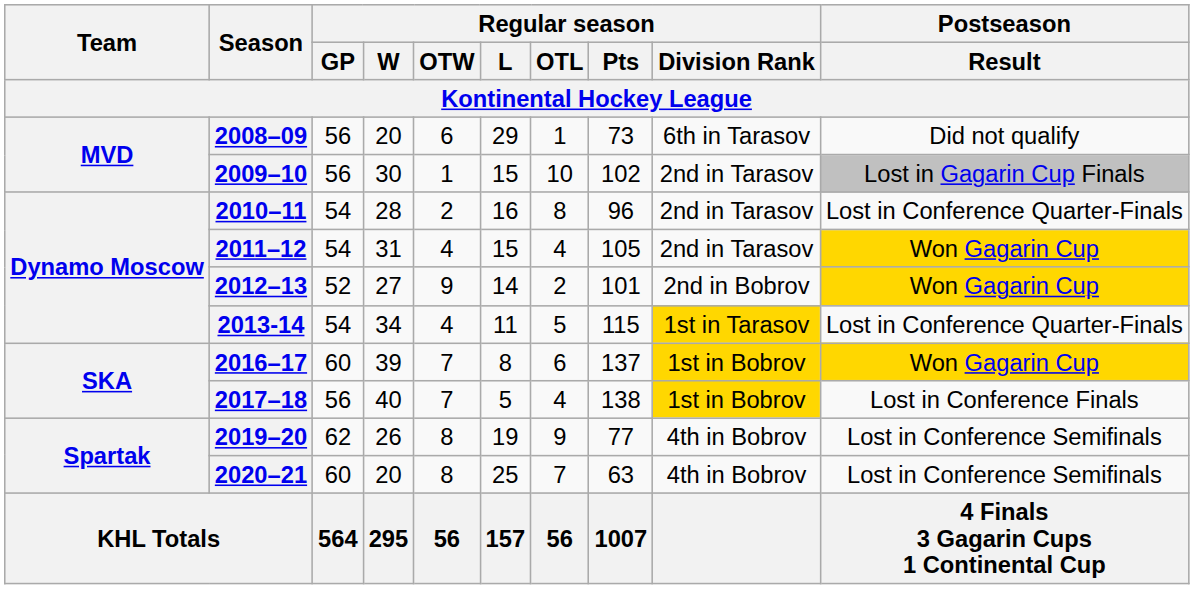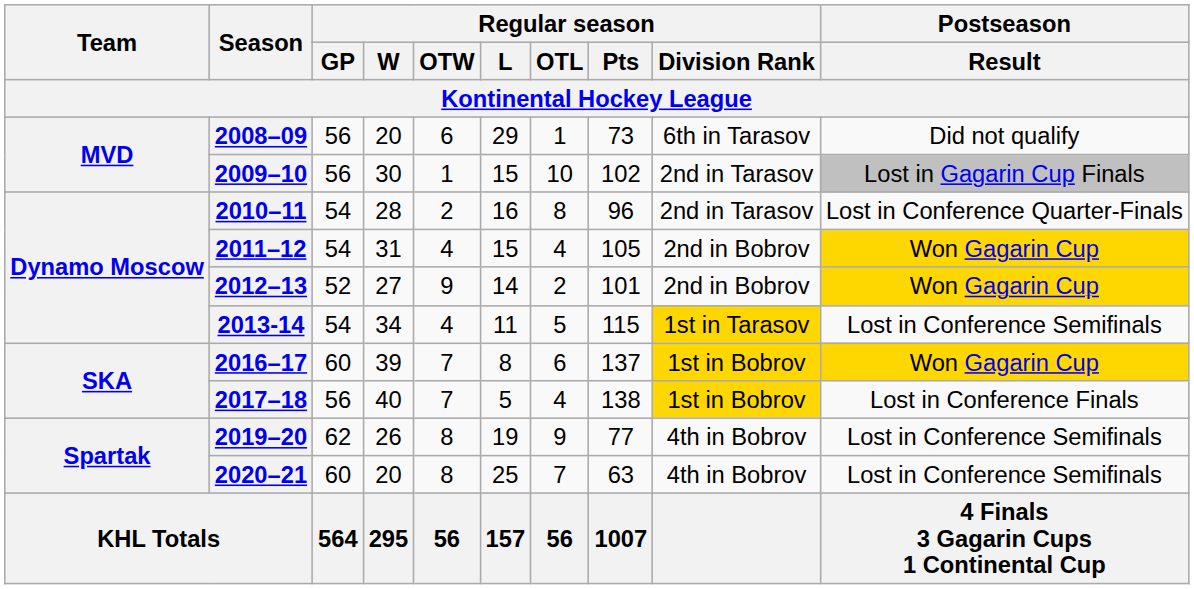(737, 249) 2nd in Tarasov -> (737, 249) 2nd in Bobrov
(1004, 324) Lost in Conference Quarter-Finals -> (1004, 324) Lost in Conference Semifinals
